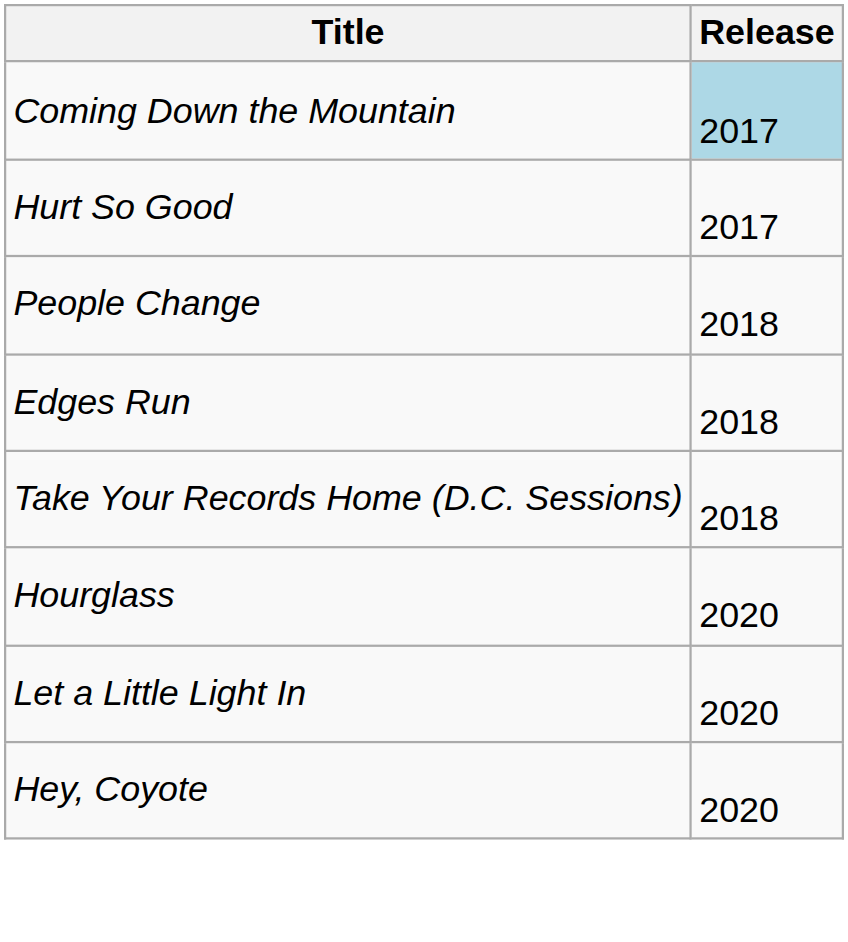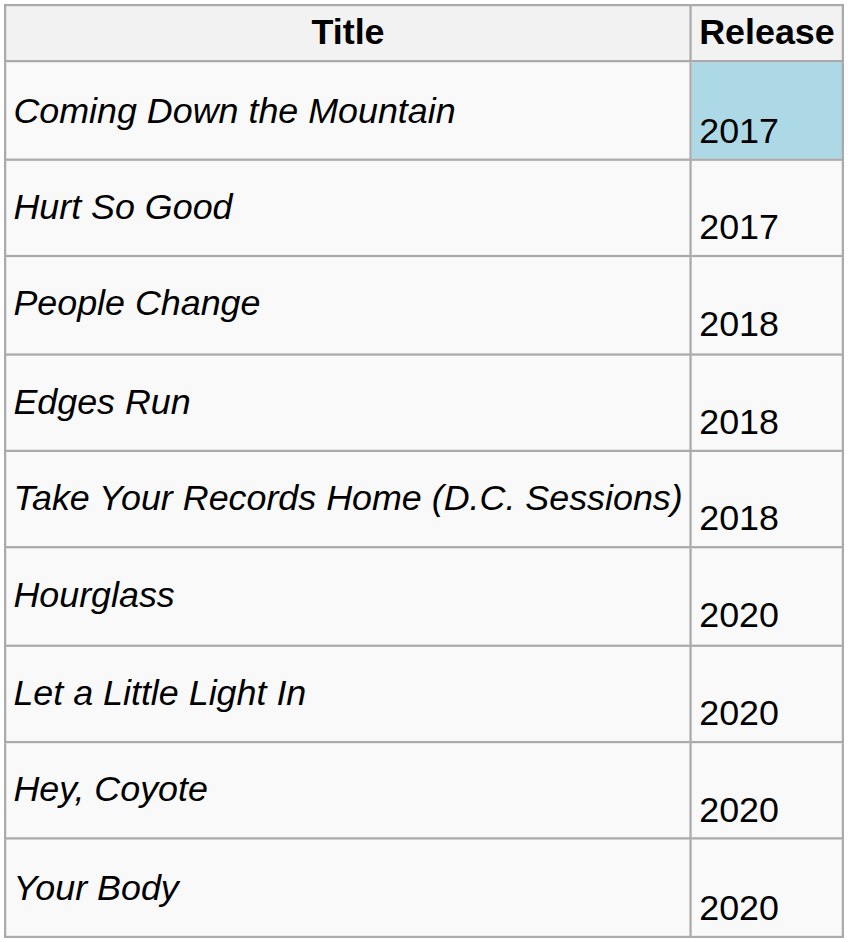+ row: (96, 887)
